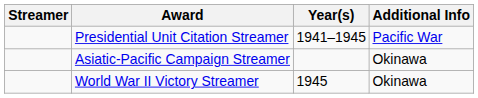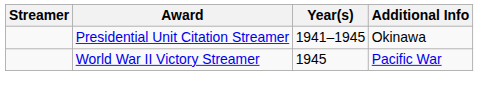(407, 37) Pacific War -> (399, 37) Okinawa
- row: (182, 59)
(400, 81) Okinawa -> (407, 59) Pacific War
